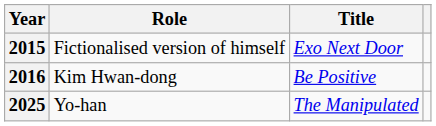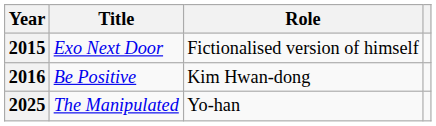columns swapped: (356, 18) <-> (169, 18)
